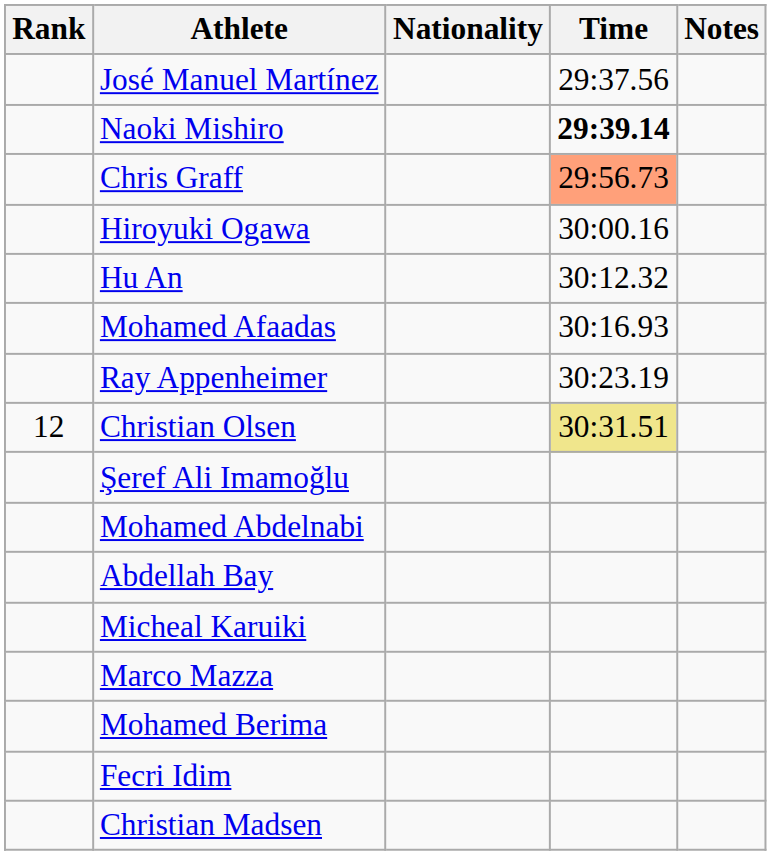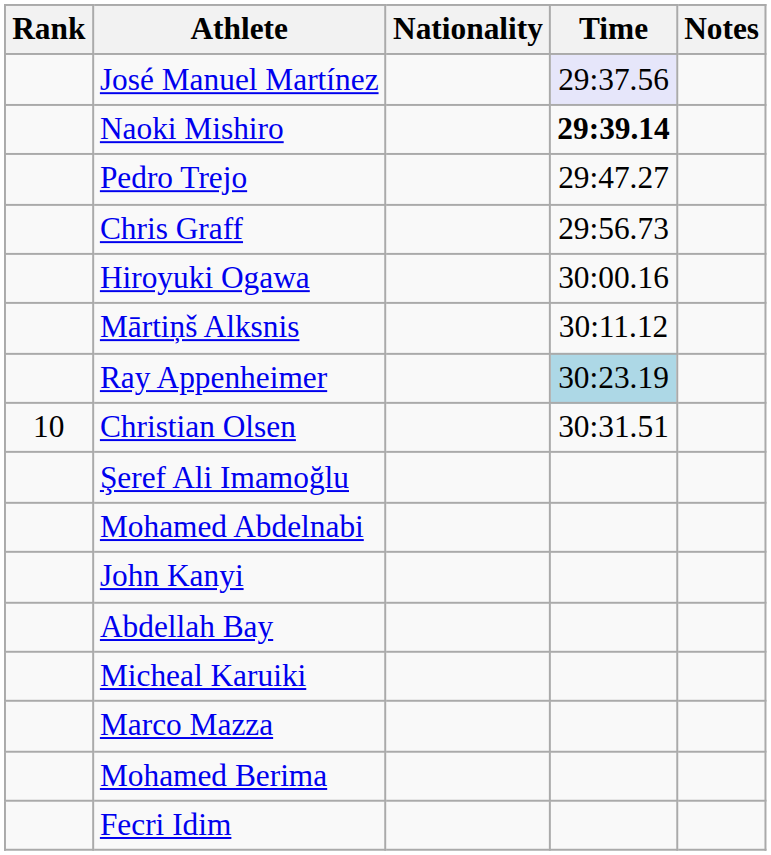(614, 79) no background -> (614, 79) lavender background
+ row: (174, 178)
(614, 178) lightsalmon background -> (614, 228) no background
+ row: (200, 327)
- row: (141, 278)
- row: (218, 327)
(614, 377) no background -> (614, 377) lightblue background
(49, 427) 12 -> (49, 427) 10
(614, 427) khaki background -> (614, 427) no background
+ row: (172, 576)
- row: (211, 825)
